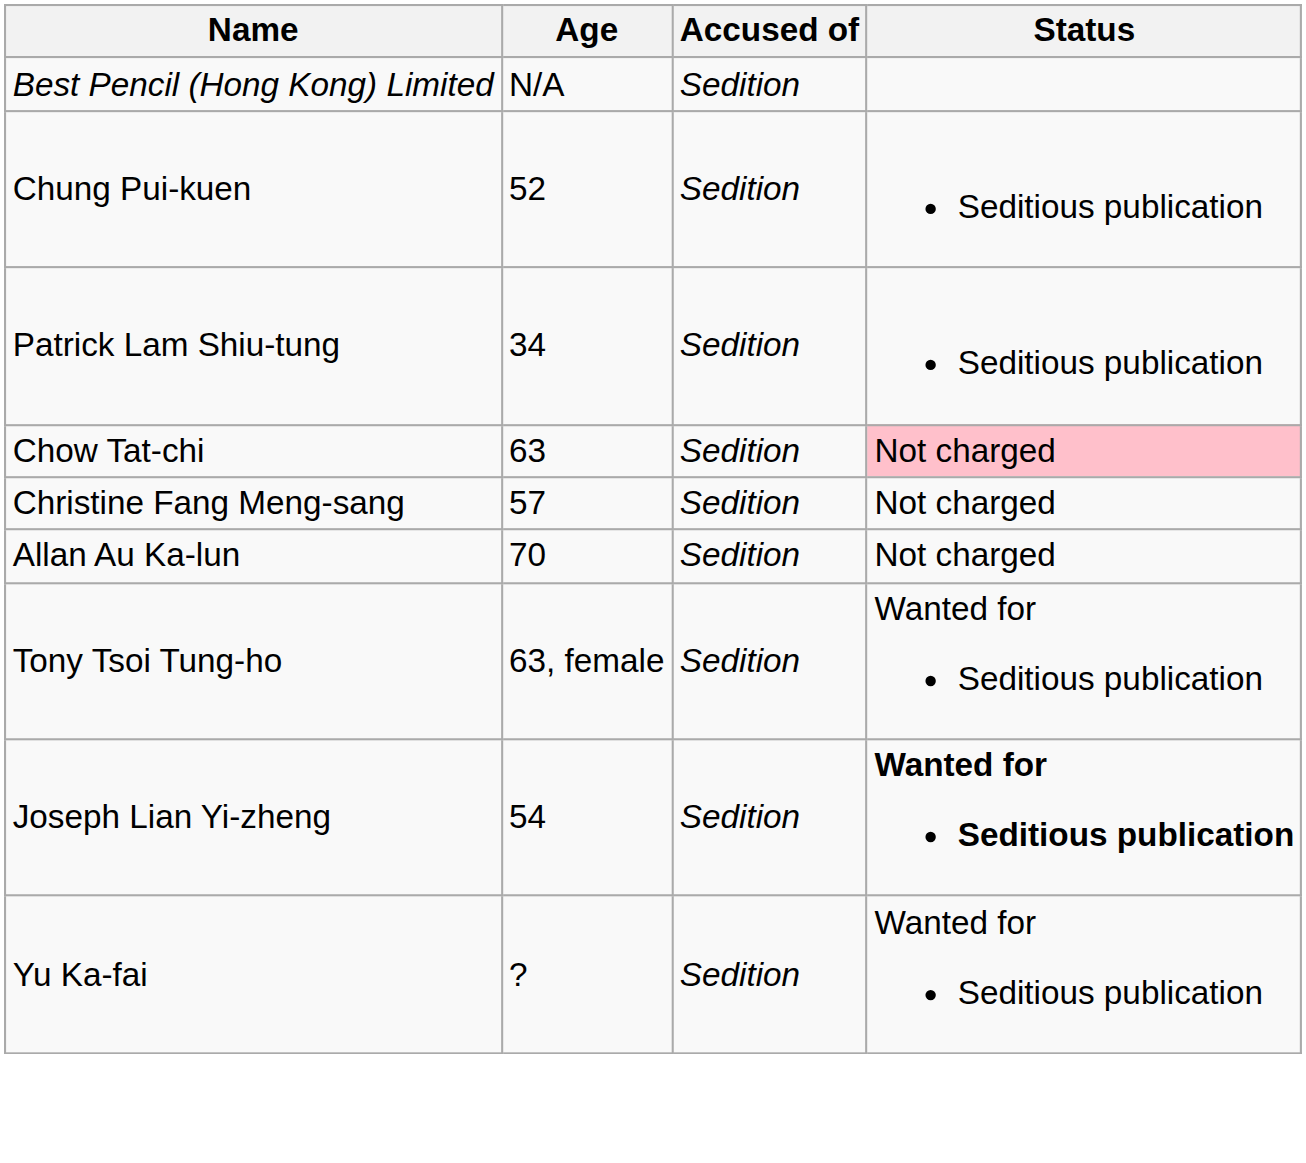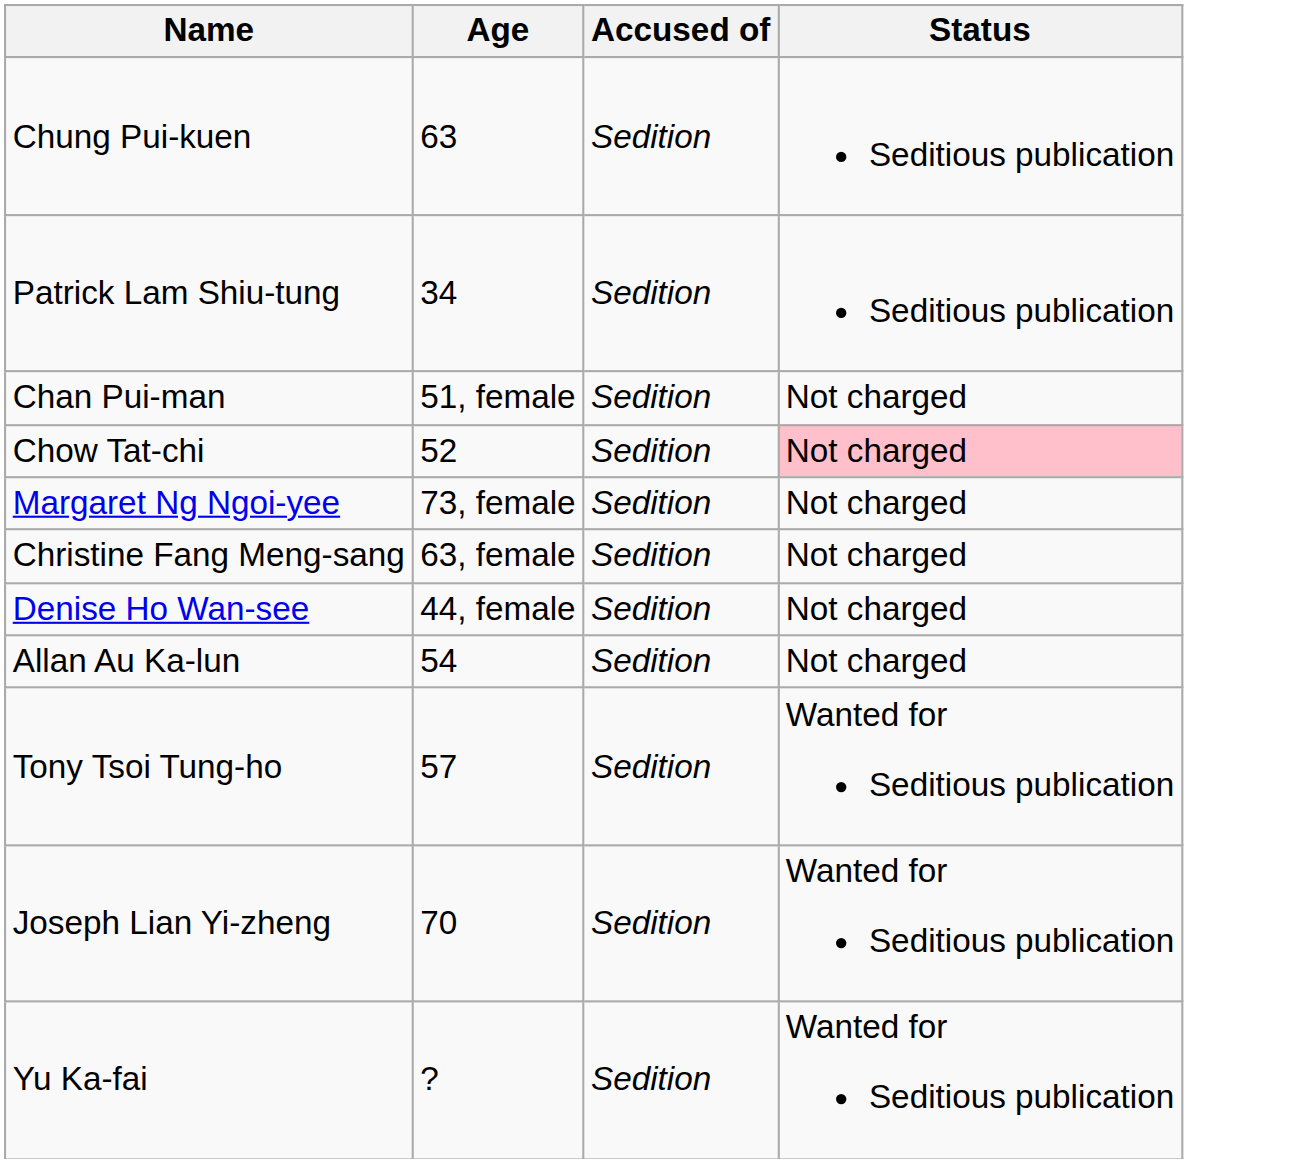- row: (253, 83)
(528, 188) 52 -> (439, 135) 63
+ row: (119, 397)
(528, 450) 63 -> (439, 450) 52
+ row: (176, 502)
(528, 502) 57 -> (498, 555) 63, female
+ row: (161, 608)
(528, 555) 70 -> (439, 661) 54
(587, 660) 63, female -> (439, 765) 57
(528, 817) 54 -> (439, 922) 70
(1084, 801) bold -> (980, 907) normal
